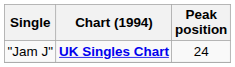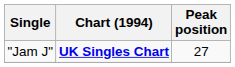(201, 51) 24 -> (201, 51) 27
